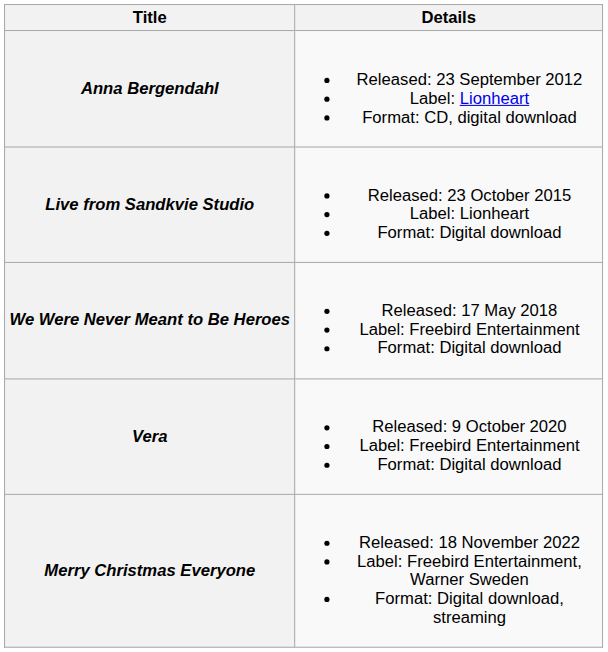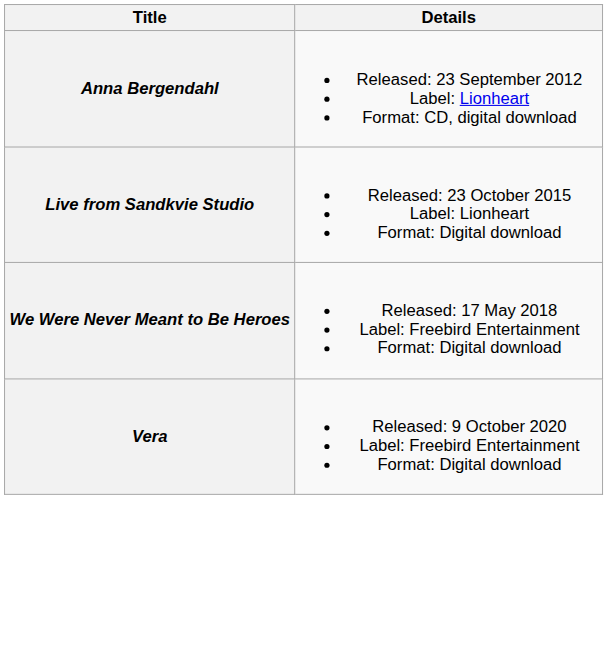- row: (150, 570)
